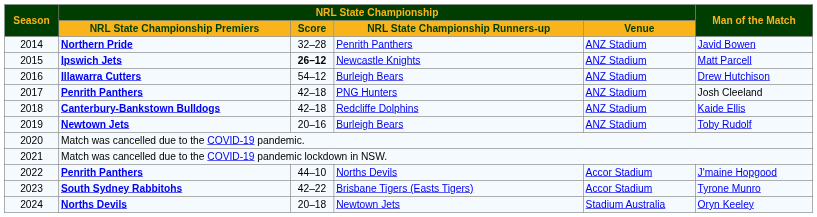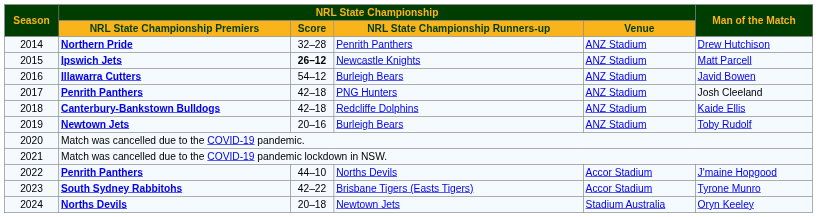(727, 44) Javid Bowen -> (734, 44) Drew Hutchison
(734, 76) Drew Hutchison -> (727, 76) Javid Bowen
